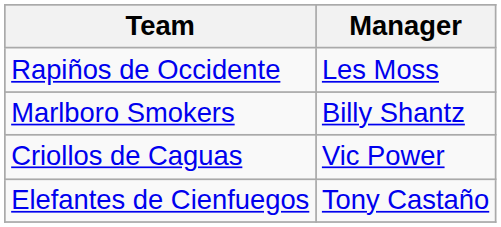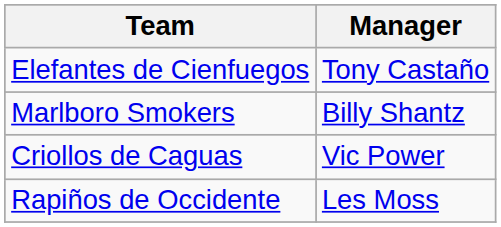rows swapped: (160, 199) <-> (146, 69)
